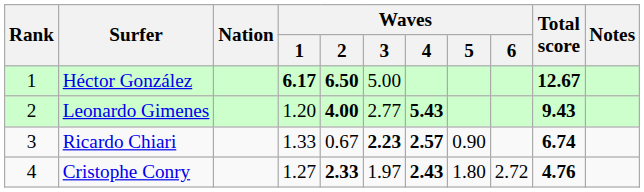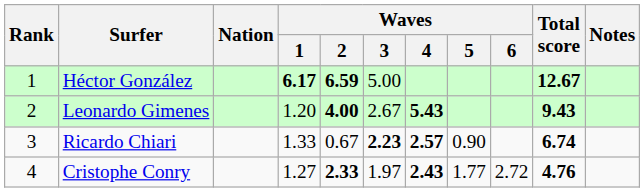(342, 80) 6.50 -> (342, 80) 6.59
(384, 111) 2.77 -> (384, 111) 2.67
(469, 171) 1.80 -> (469, 171) 1.77
